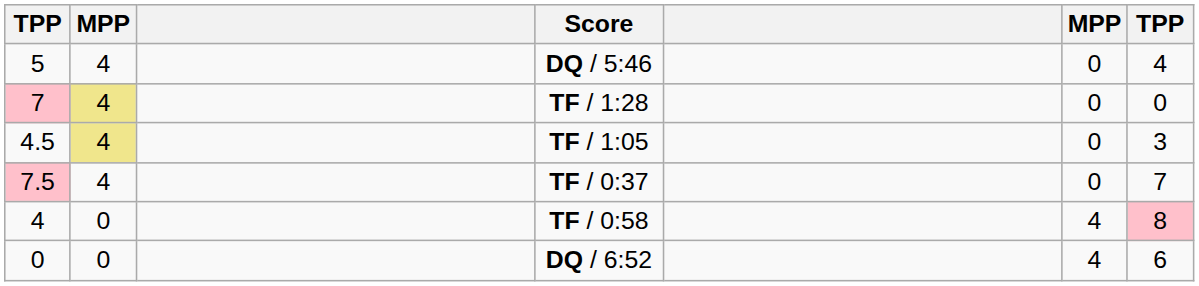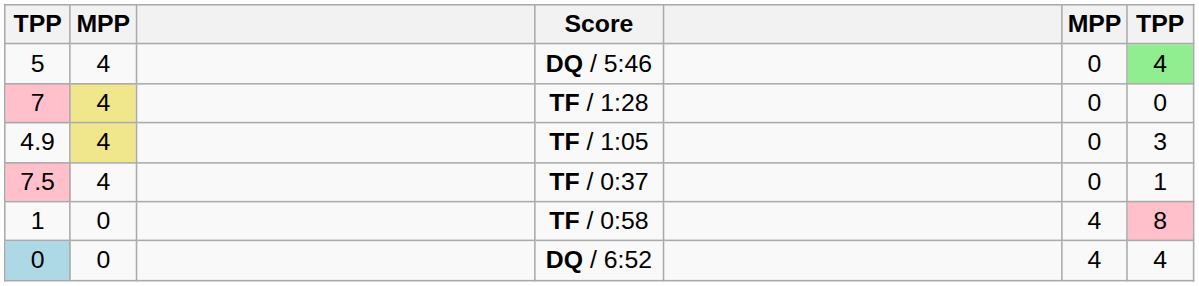(1160, 63) no background -> (1160, 63) lightgreen background
(38, 142) 4.5 -> (38, 142) 4.9
(1160, 181) 7 -> (1160, 181) 1
(38, 220) 4 -> (38, 220) 1
(38, 260) no background -> (38, 260) lightblue background
(1160, 260) 6 -> (1160, 260) 4
